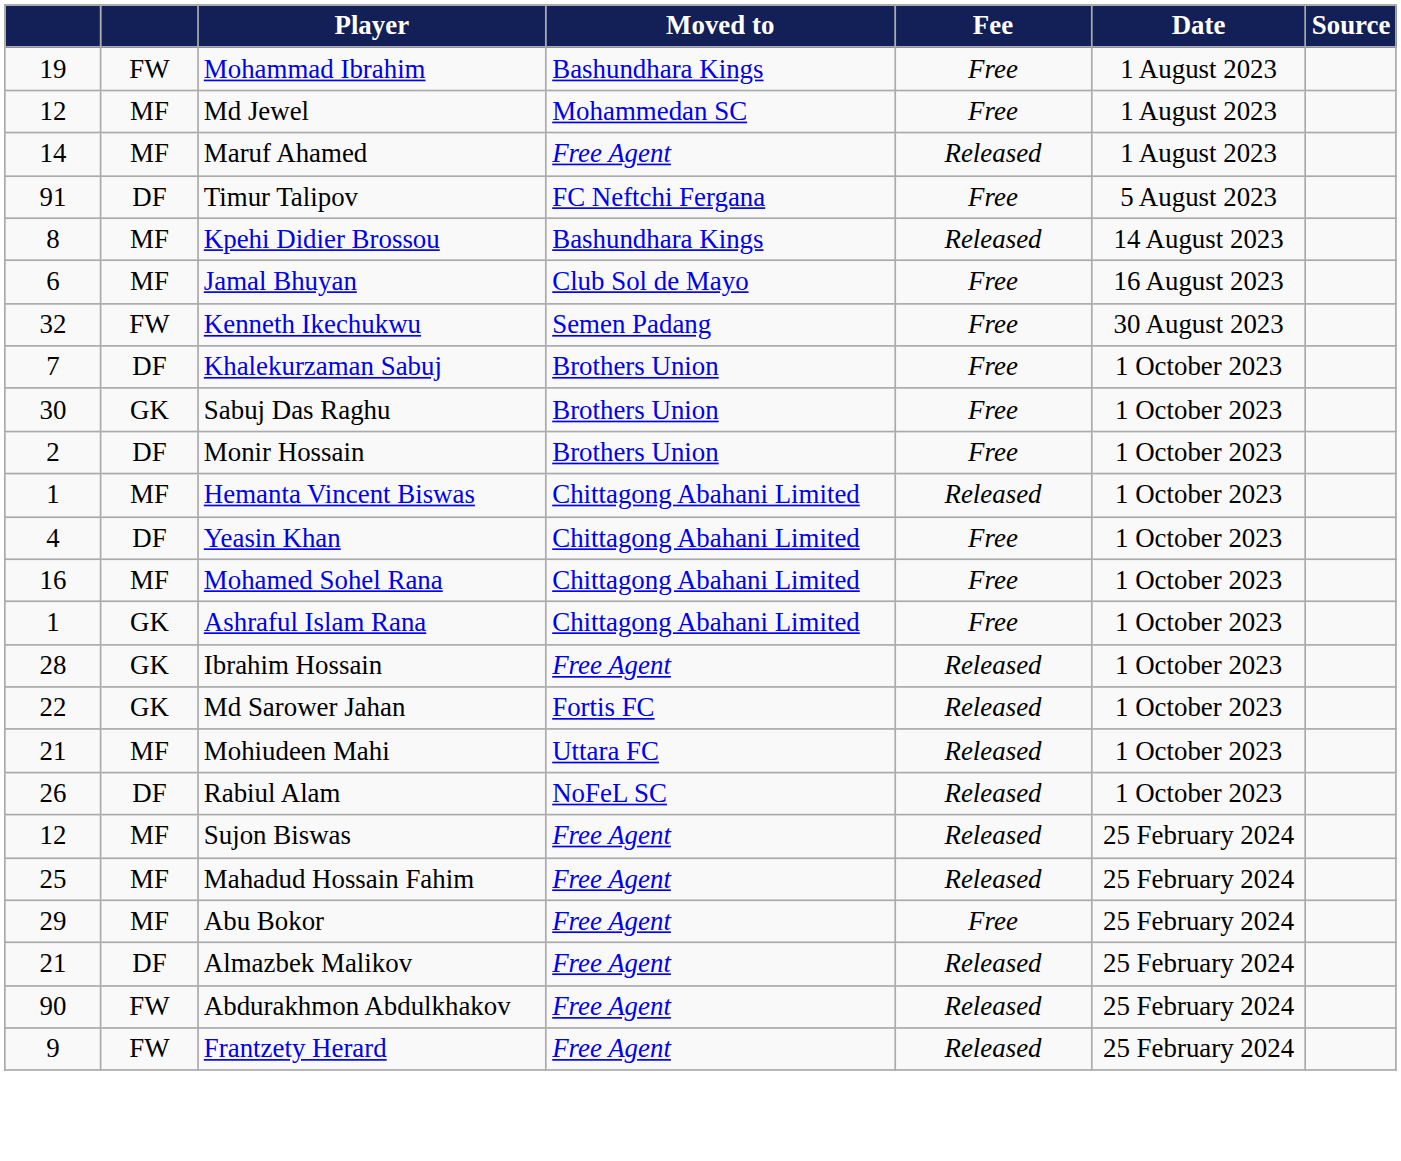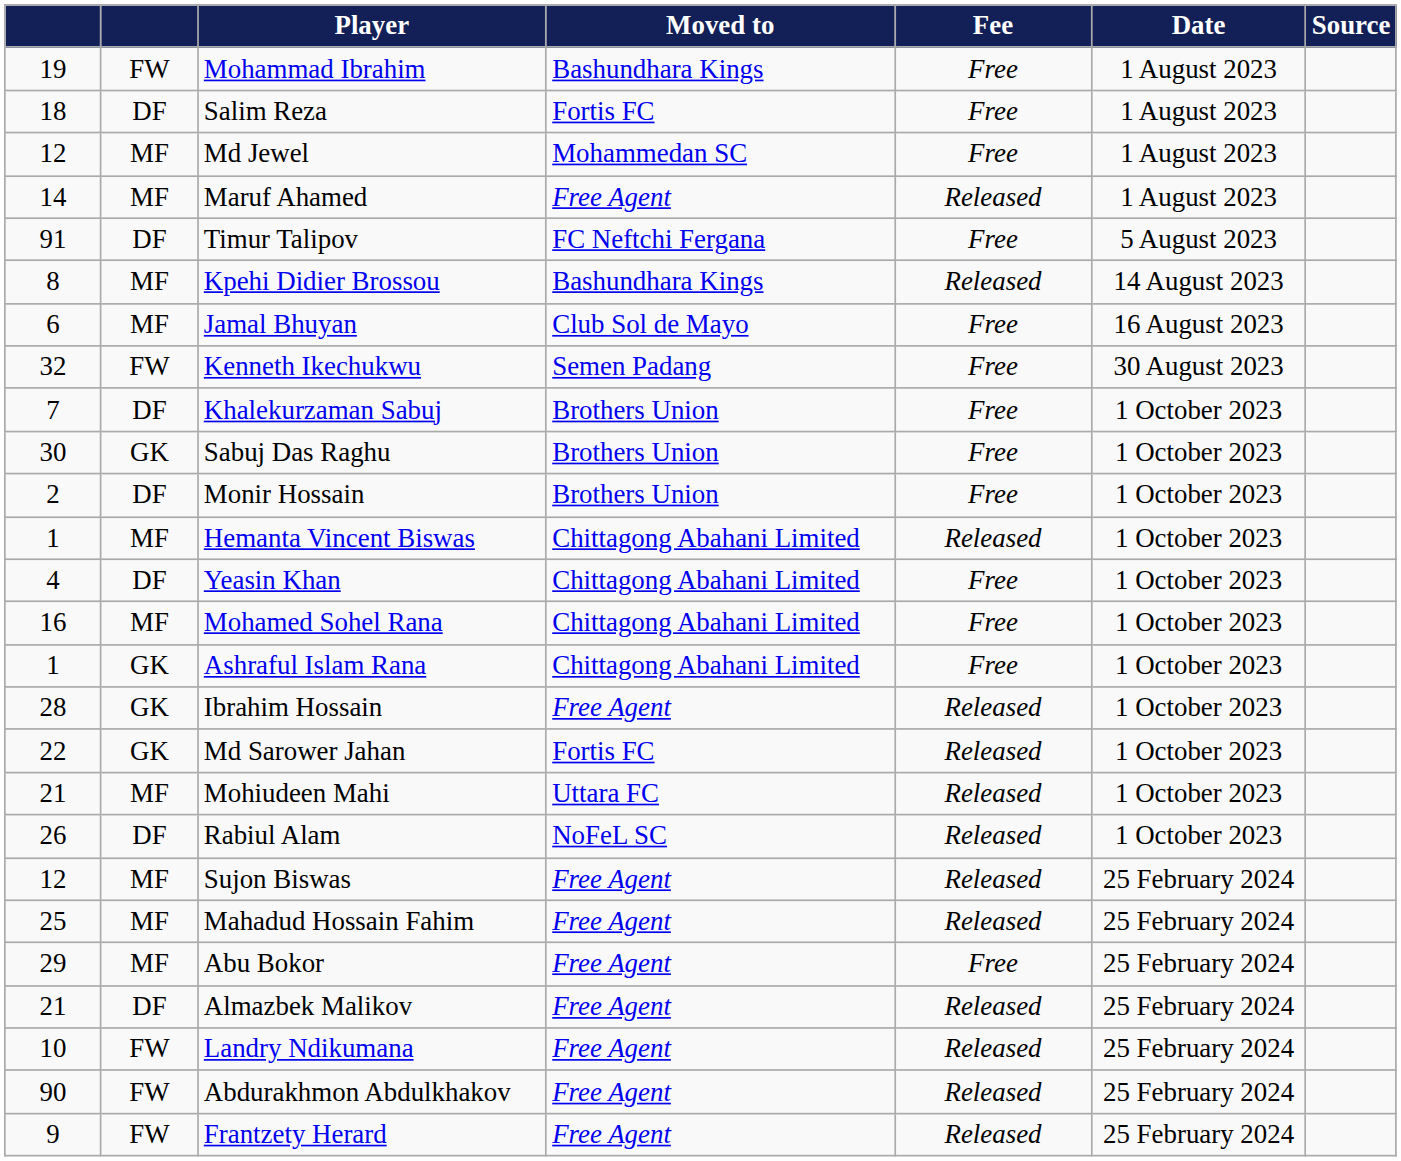+ row: (265, 111)
+ row: (309, 1048)
